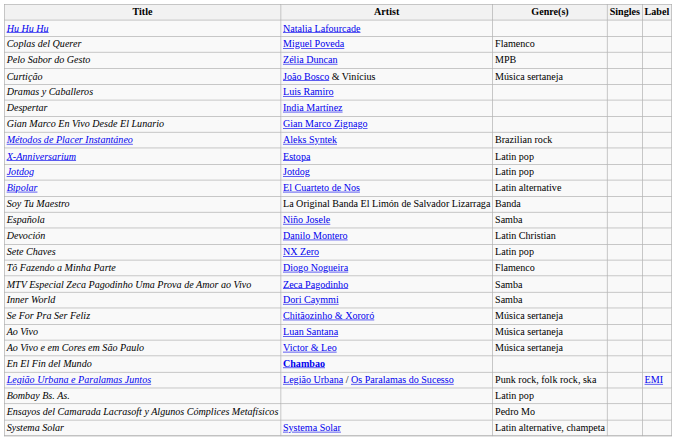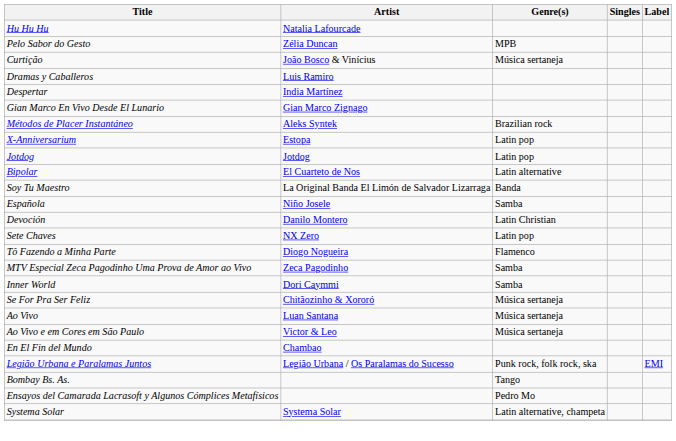- row: (44, 44)
(304, 364) bold -> (302, 348) normal
(514, 396) Latin pop -> (508, 380) Tango
